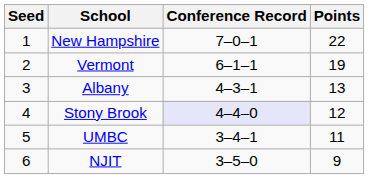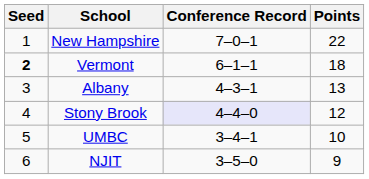(26, 64) normal -> (26, 64) bold
(337, 64) 19 -> (337, 64) 18
(337, 137) 11 -> (337, 137) 10
